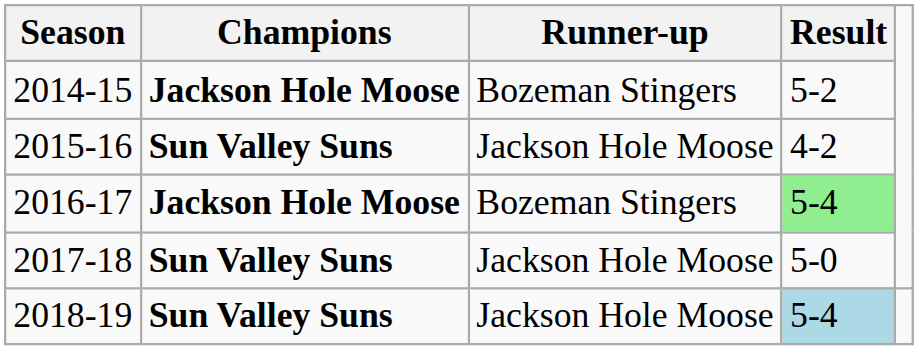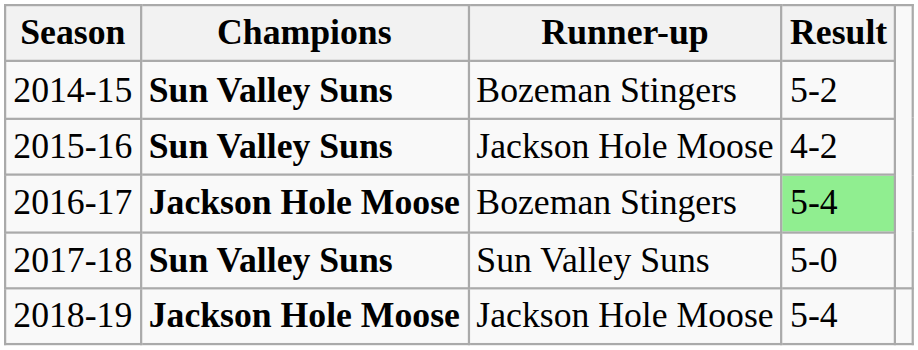(304, 89) Jackson Hole Moose -> (271, 89) Sun Valley Suns
(625, 259) Jackson Hole Moose -> (593, 259) Sun Valley Suns
(271, 315) Sun Valley Suns -> (304, 315) Jackson Hole Moose
(814, 315) lightblue background -> (814, 315) no background
